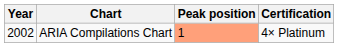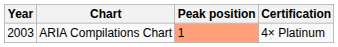(20, 33) 2002 -> (20, 33) 2003
